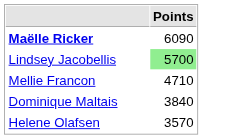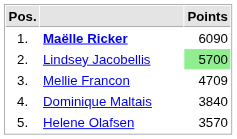+ column: (23, 16)
(179, 80) 4710 -> (213, 80) 4709
